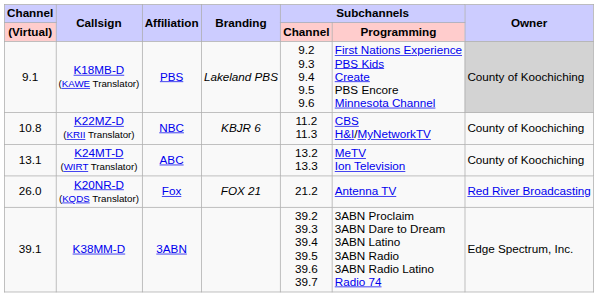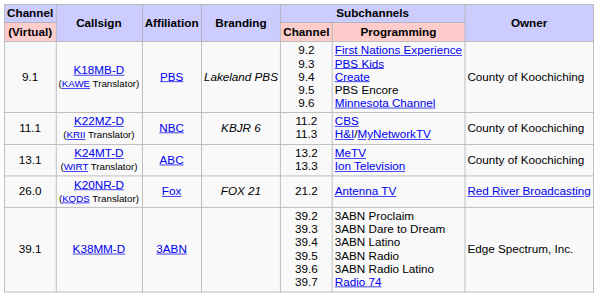(526, 77) lightgrey background -> (526, 77) no background
(30, 128) 10.8 -> (30, 128) 11.1
